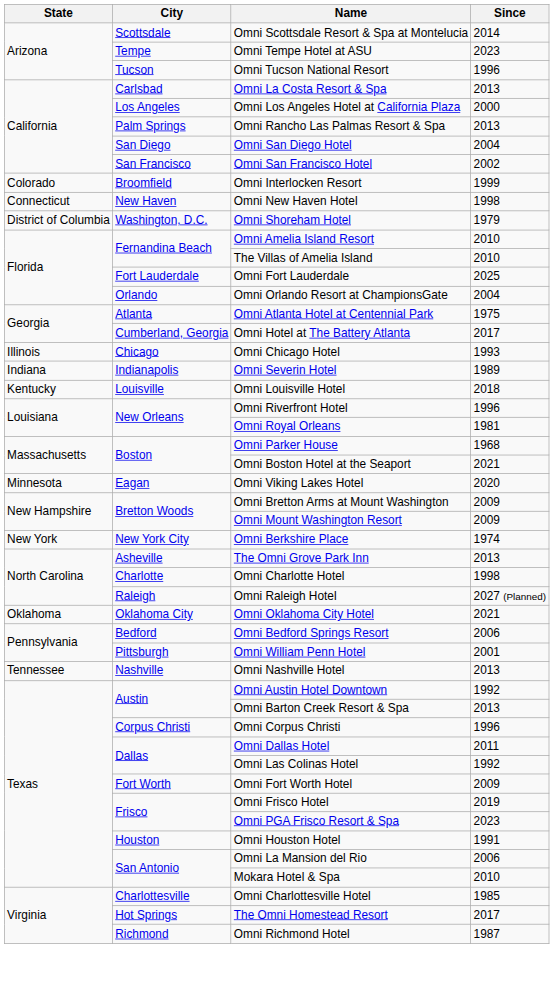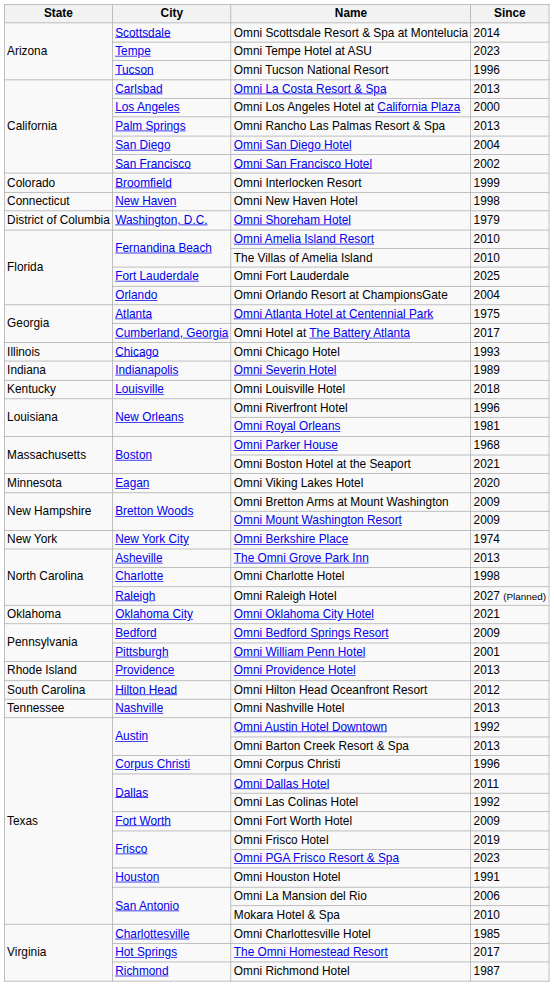(487, 633) 2006 -> (487, 633) 2009
+ row: (295, 671)
+ row: (331, 689)
